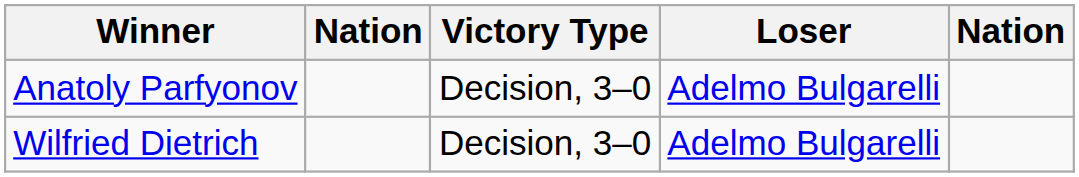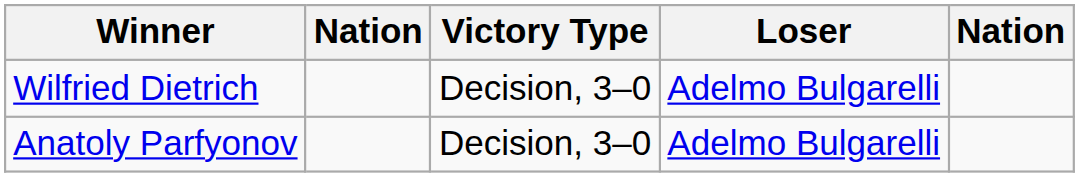rows swapped: (155, 87) <-> (136, 143)
